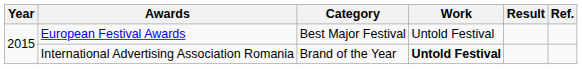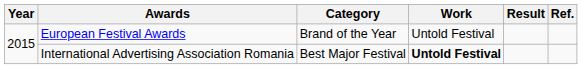(353, 34) Best Major Festival -> (348, 34) Brand of the Year
(348, 53) Brand of the Year -> (353, 53) Best Major Festival
